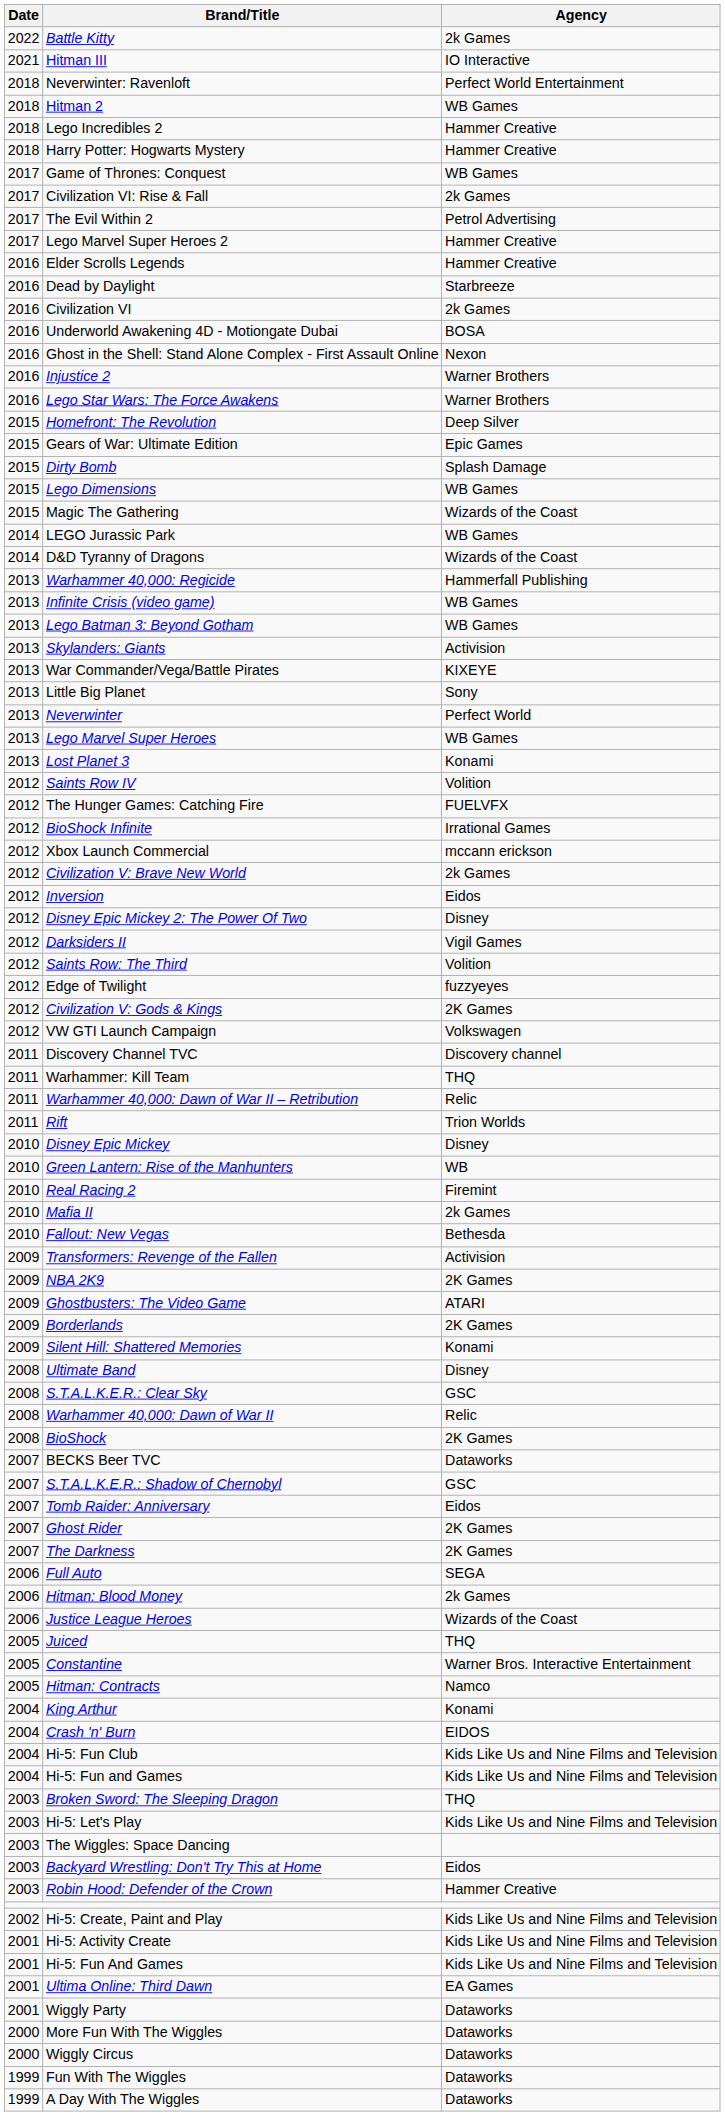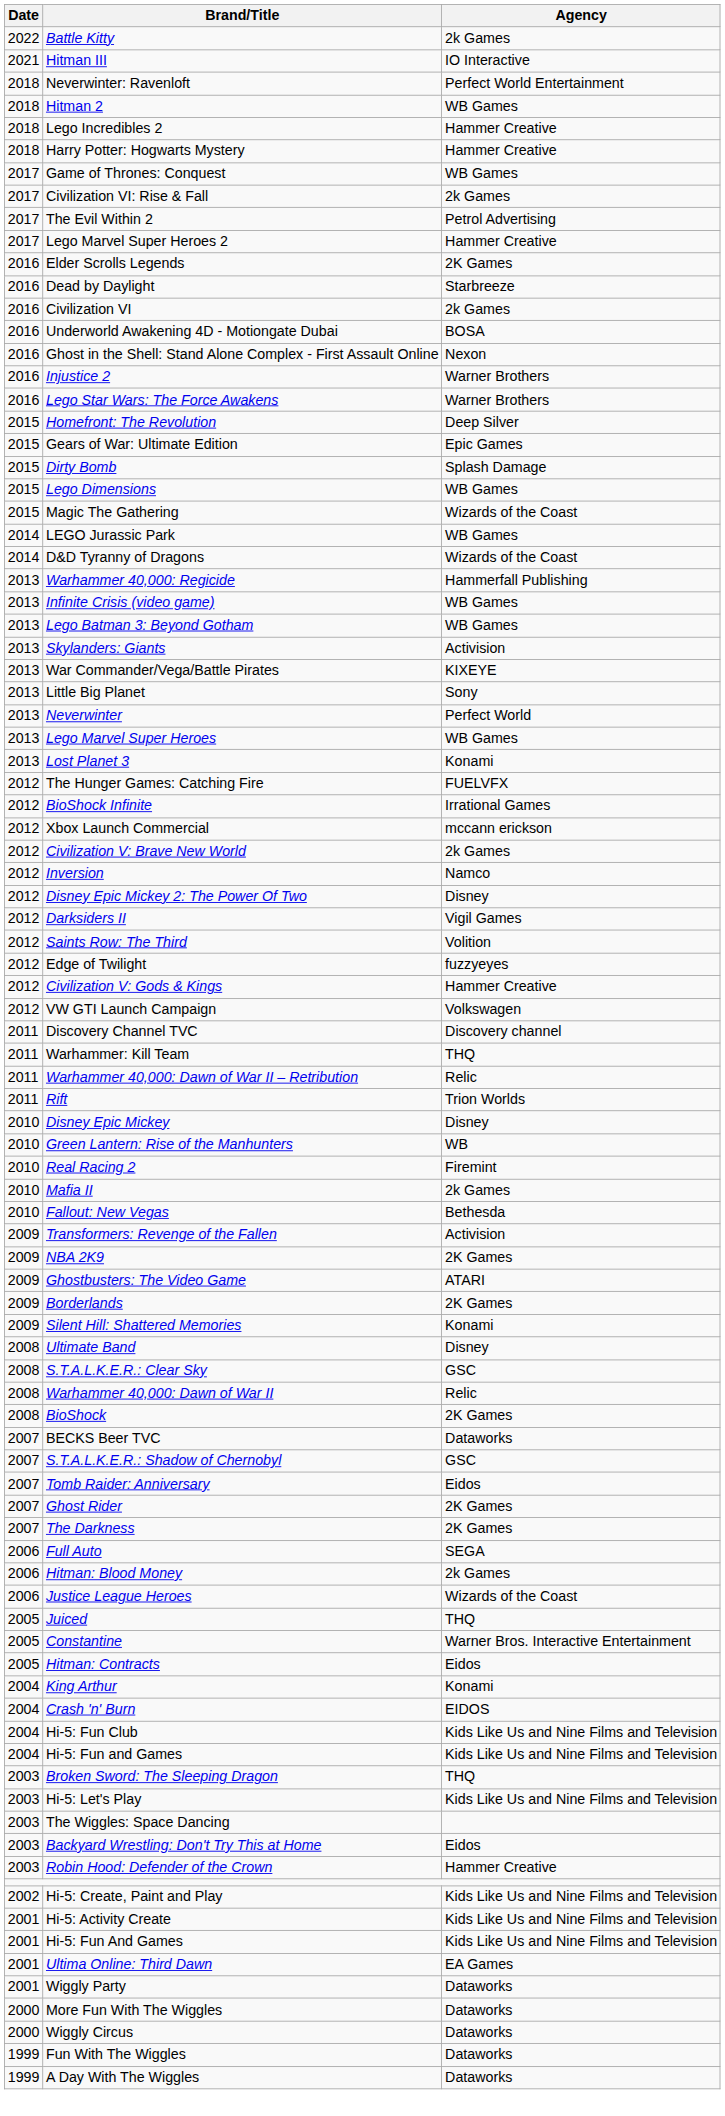(501, 264) Hammer Creative -> (479, 264) 2K Games
- row: (91, 783)
(463, 896) Eidos -> (468, 873) Namco
(479, 1009) 2K Games -> (501, 986) Hammer Creative
(468, 1686) Namco -> (463, 1664) Eidos
